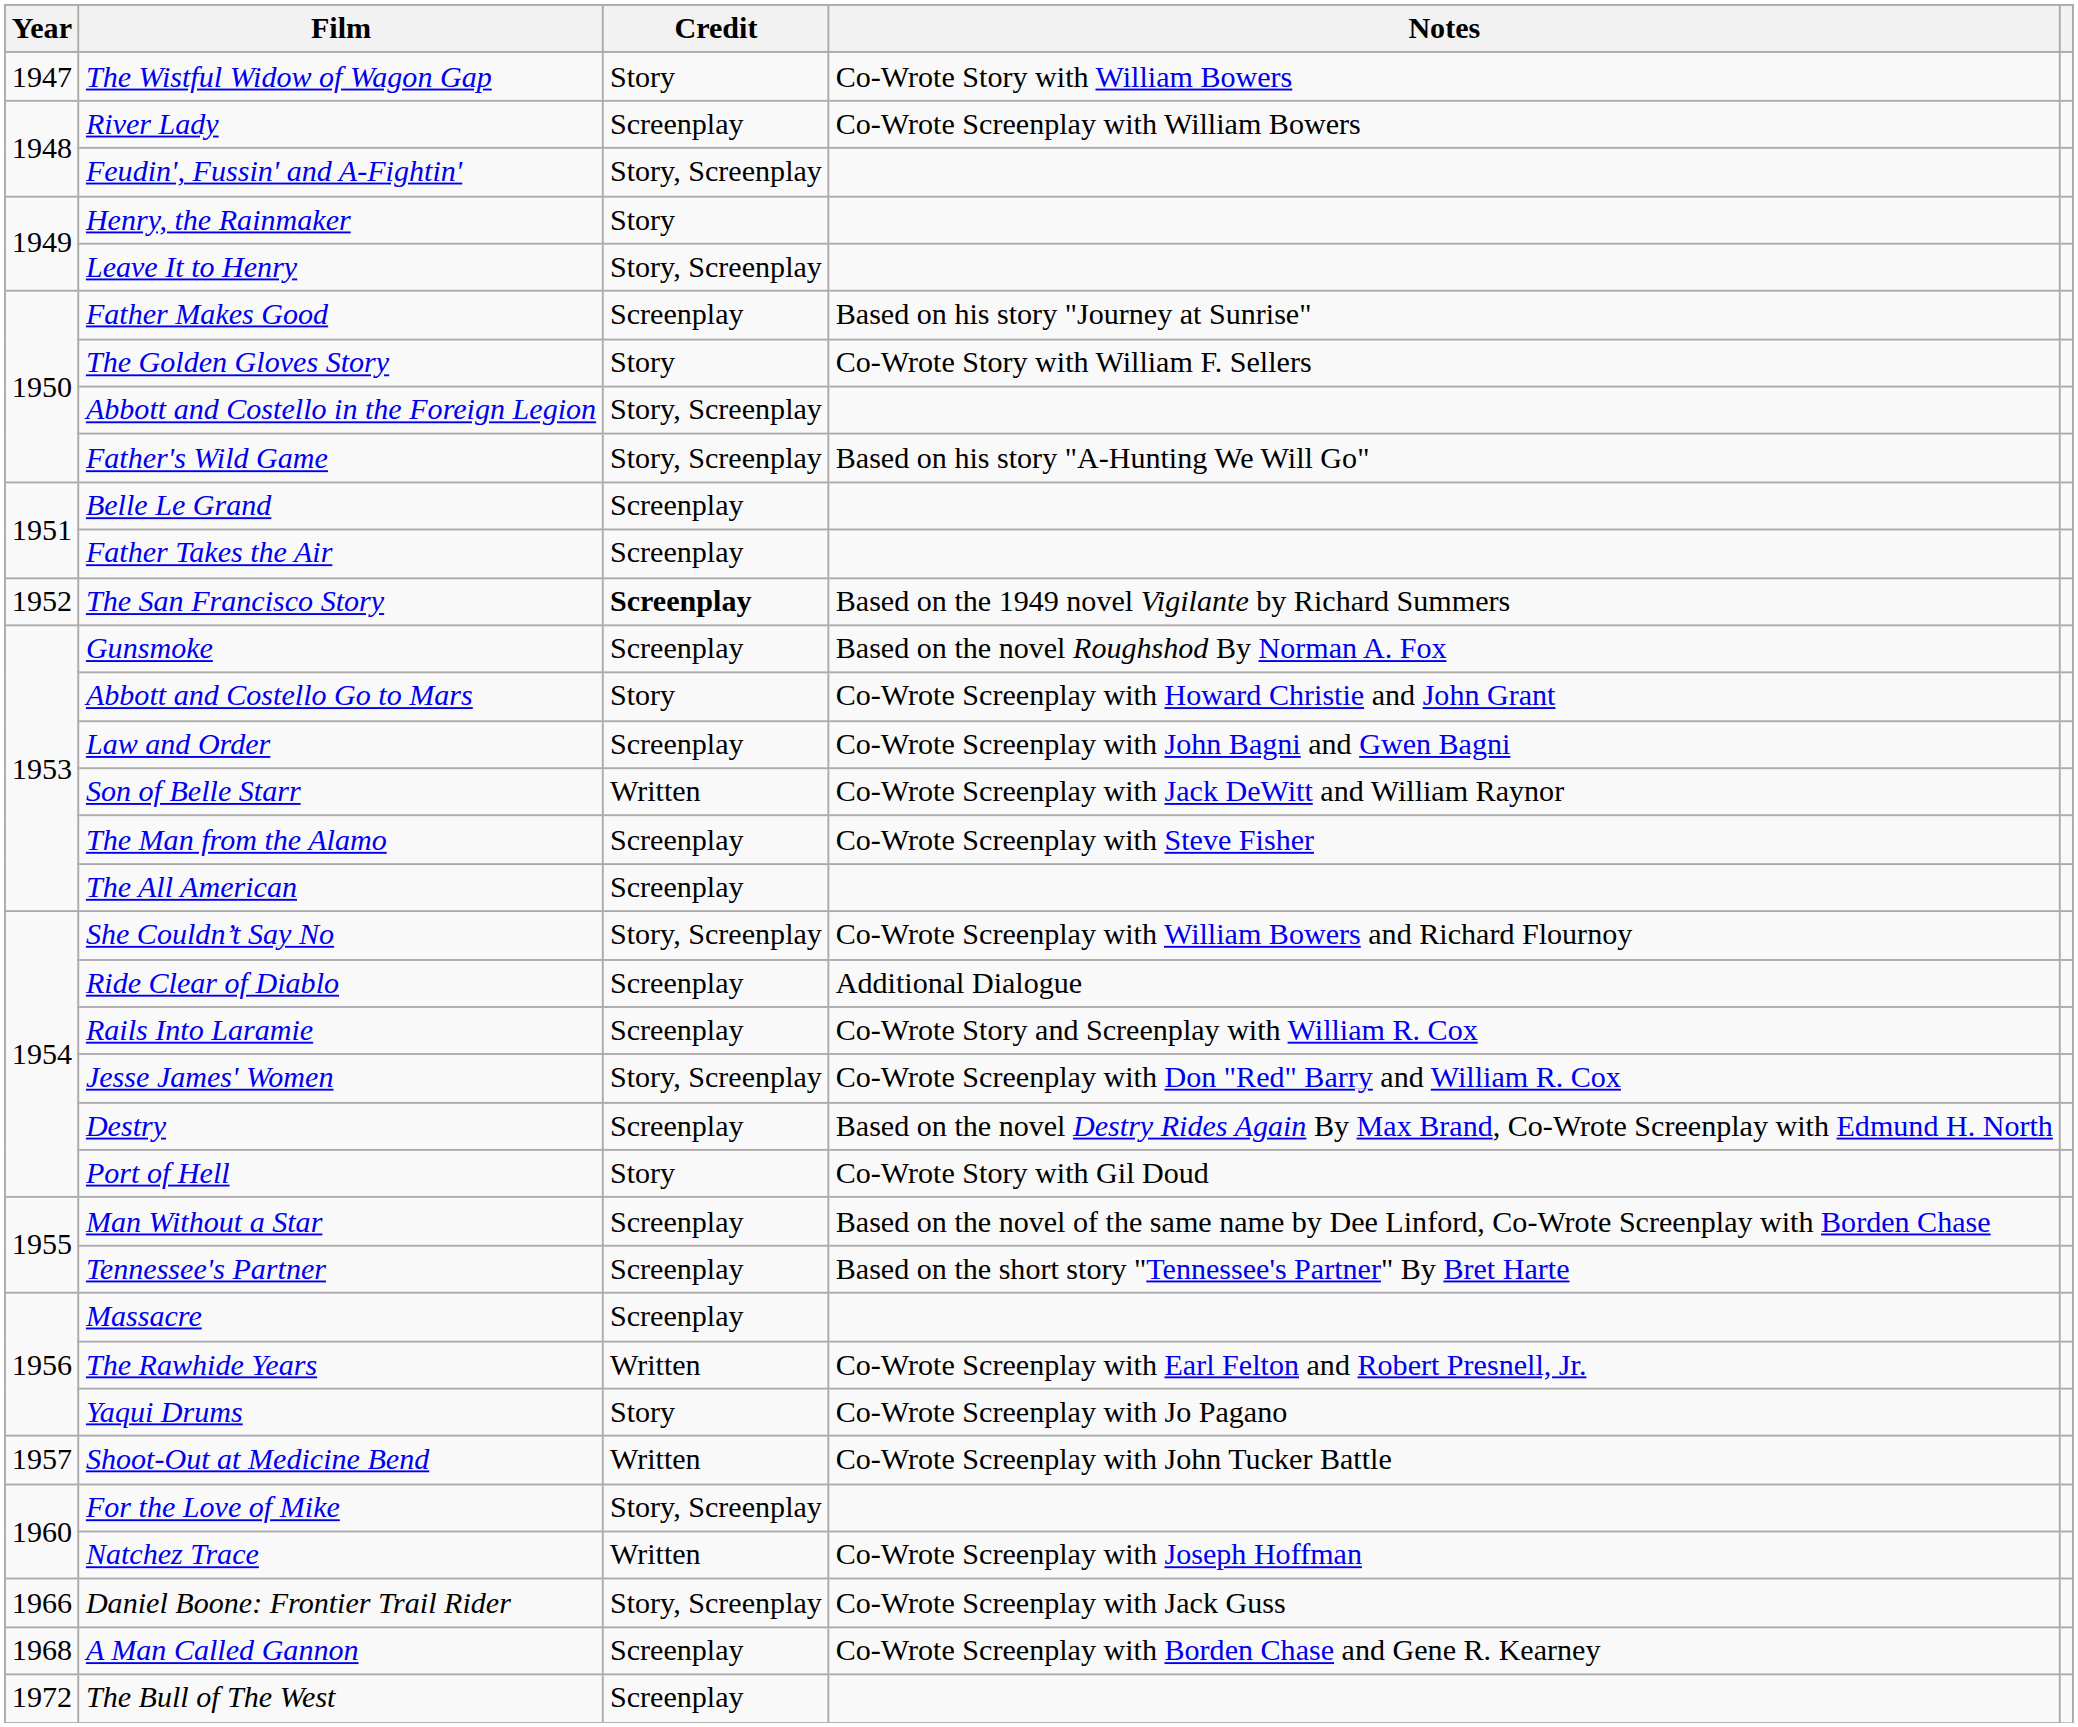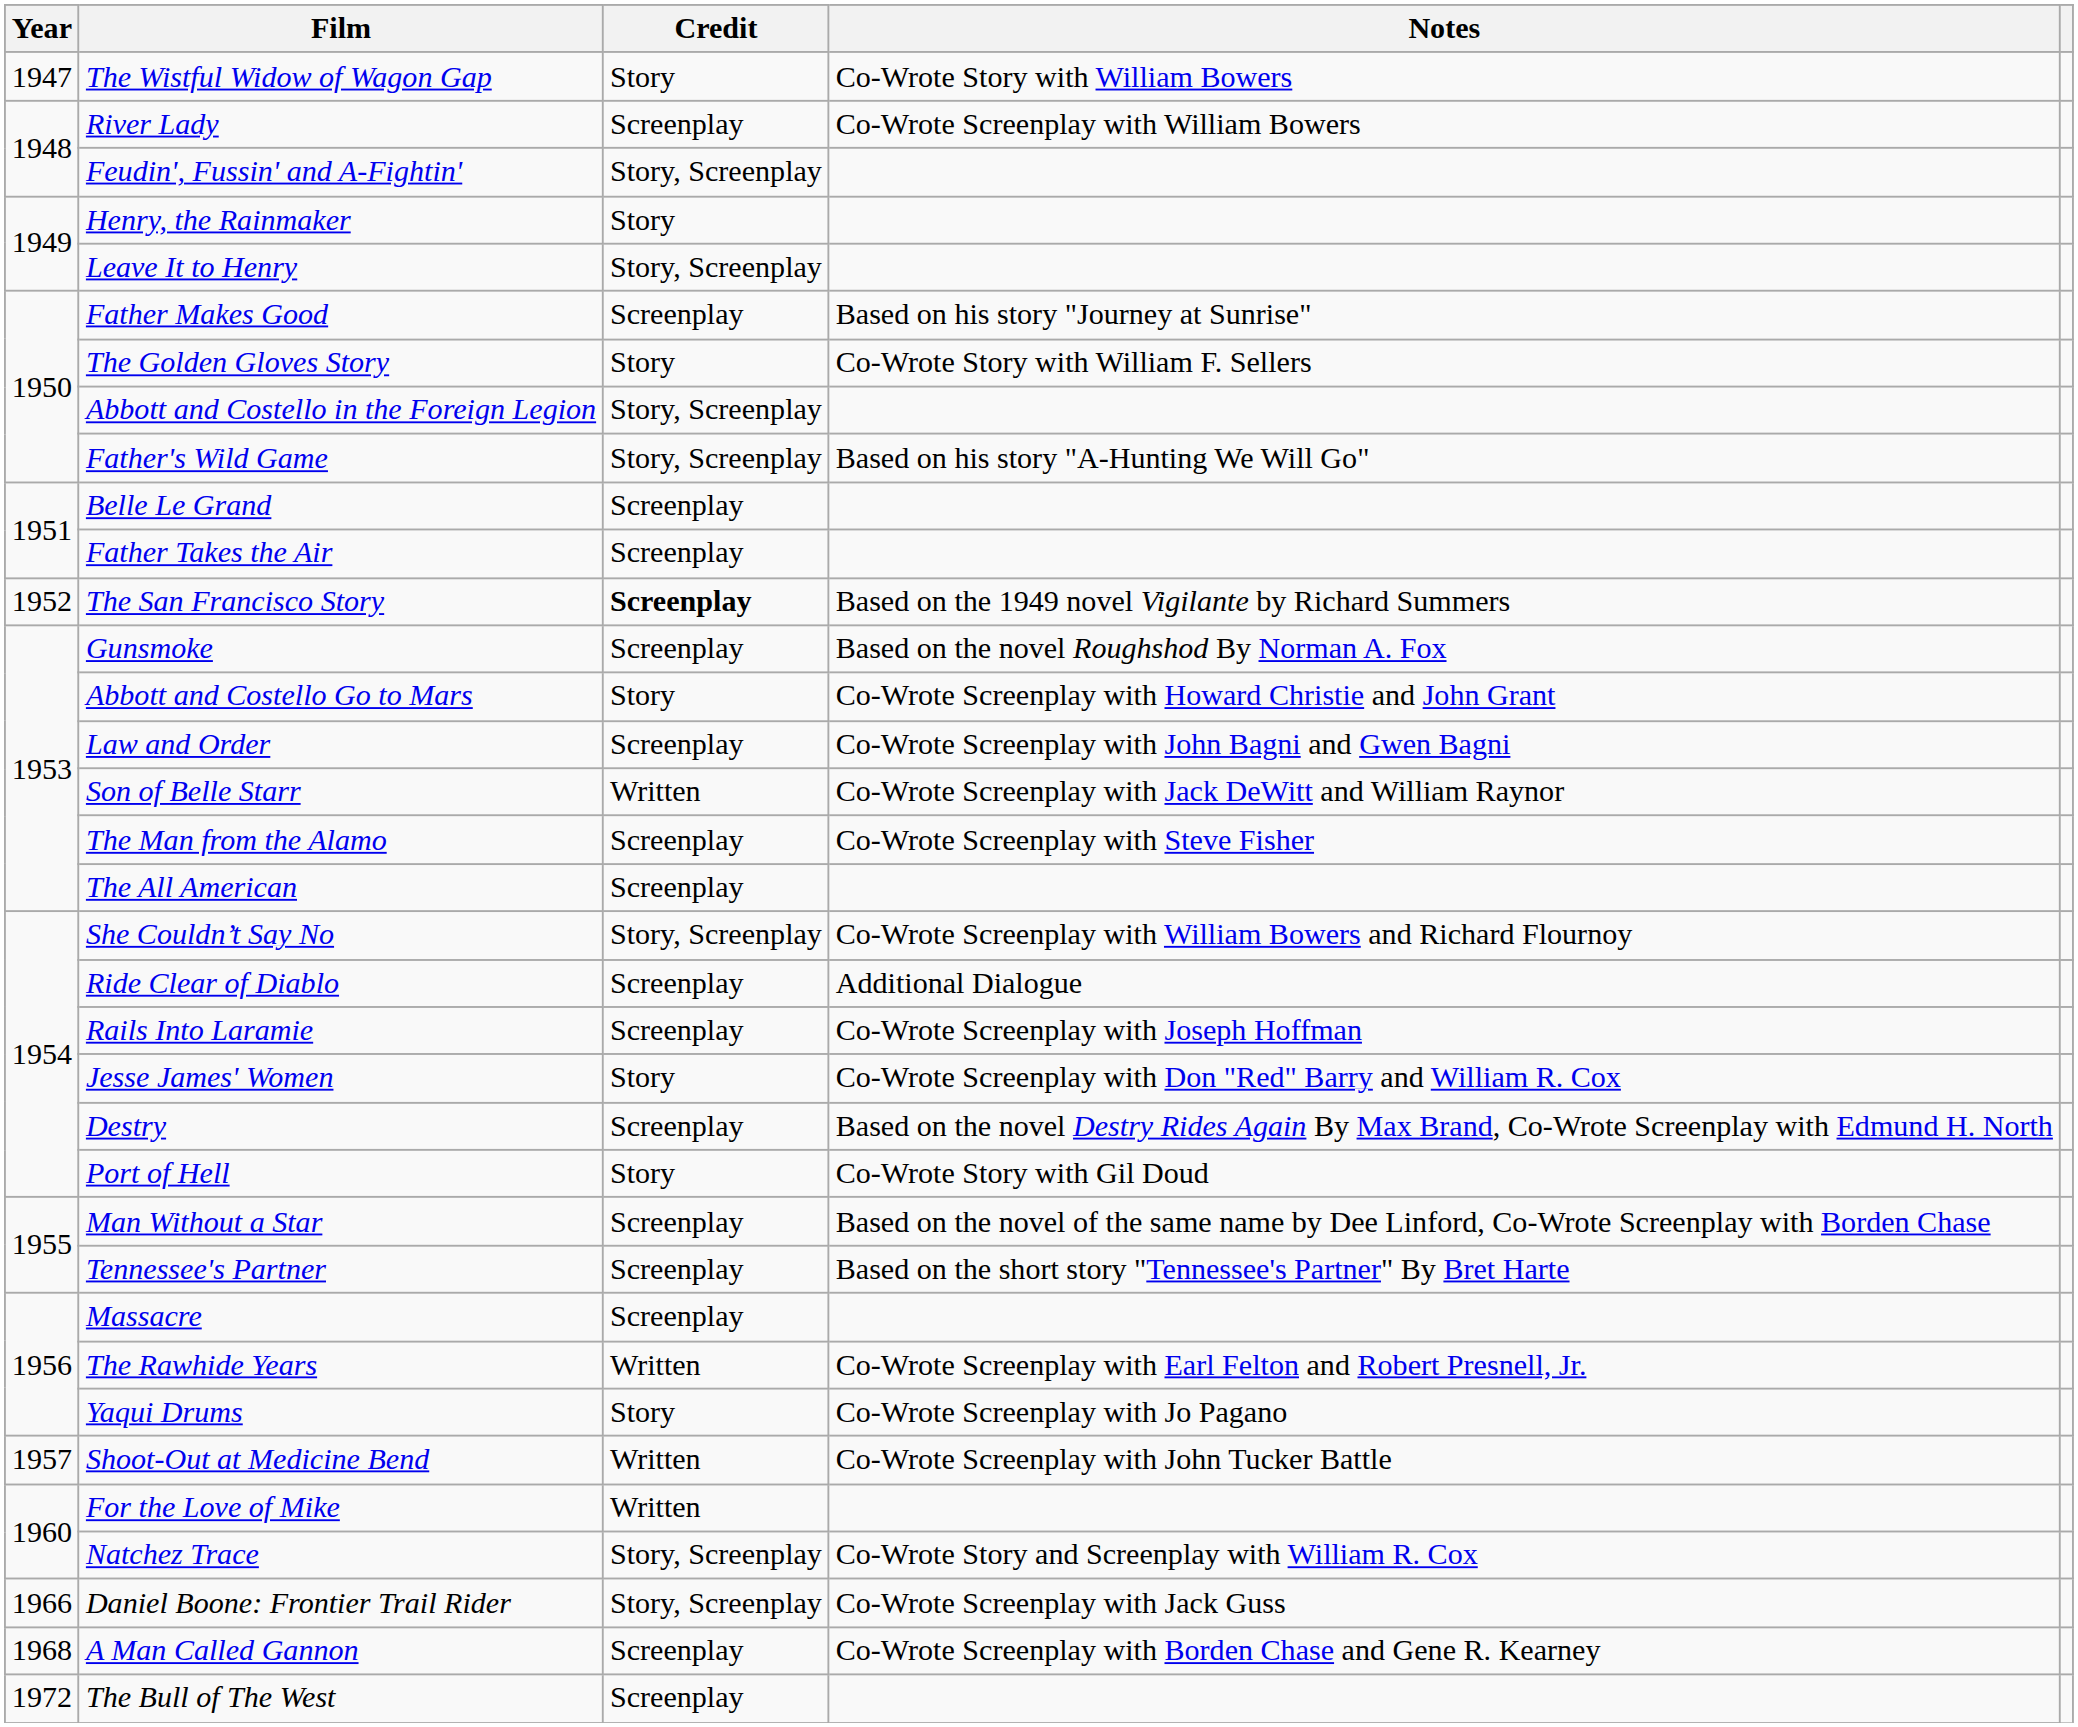(1157, 1030) Co-Wrote Story and Screenplay with William R. Cox -> (1099, 1030) Co-Wrote Screenplay with Joseph Hoffman
(716, 1077) Story, Screenplay -> (643, 1077) Story
(716, 1507) Story, Screenplay -> (655, 1507) Written
(655, 1554) Written -> (716, 1554) Story, Screenplay
(1099, 1554) Co-Wrote Screenplay with Joseph Hoffman -> (1157, 1554) Co-Wrote Story and Screenplay with William R. Cox
